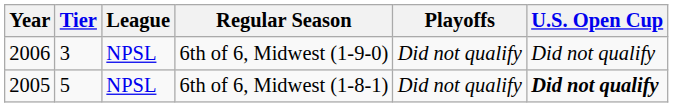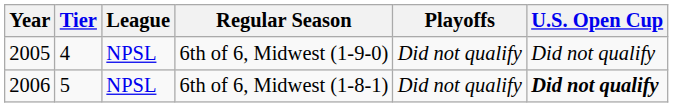(30, 53) 2006 -> (30, 53) 2005
(65, 53) 3 -> (65, 53) 4
(30, 85) 2005 -> (30, 85) 2006
